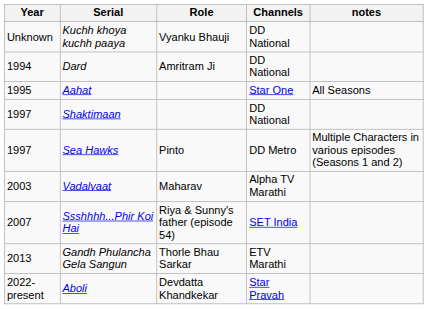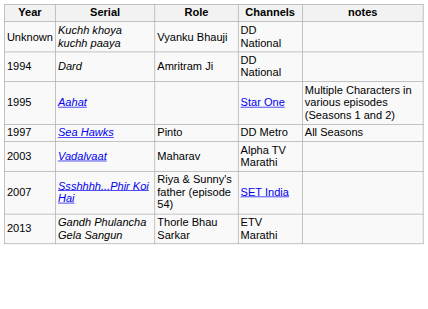(341, 90) All Seasons -> (358, 103) Multiple Characters in various episodes (Seasons 1 and 2)
- row: (92, 114)
(366, 150) Multiple Characters in various episodes (Seasons 1 and 2) -> (334, 132) All Seasons
- row: (75, 288)
